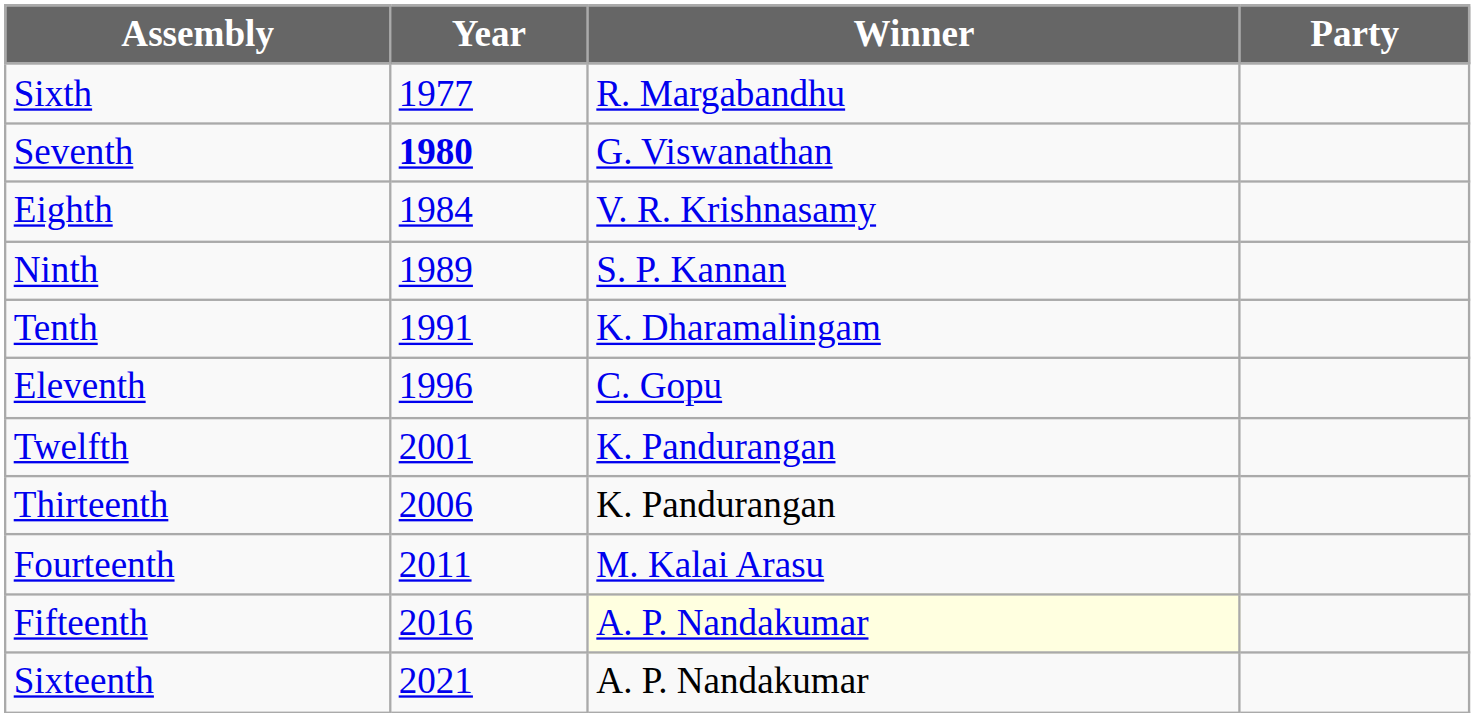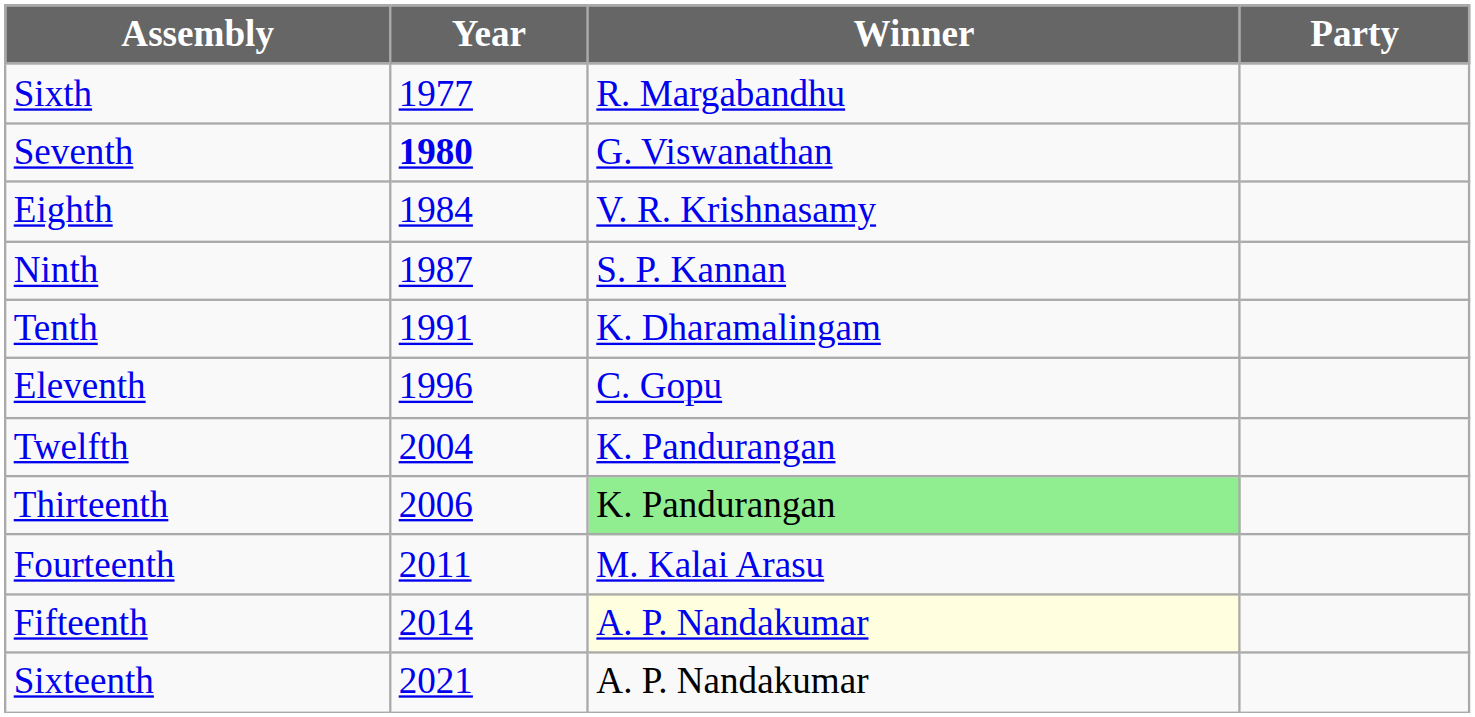(436, 269) 1989 -> (436, 269) 1987
(436, 446) 2001 -> (436, 446) 2004
(716, 504) no background -> (716, 504) lightgreen background
(436, 622) 2016 -> (436, 622) 2014
